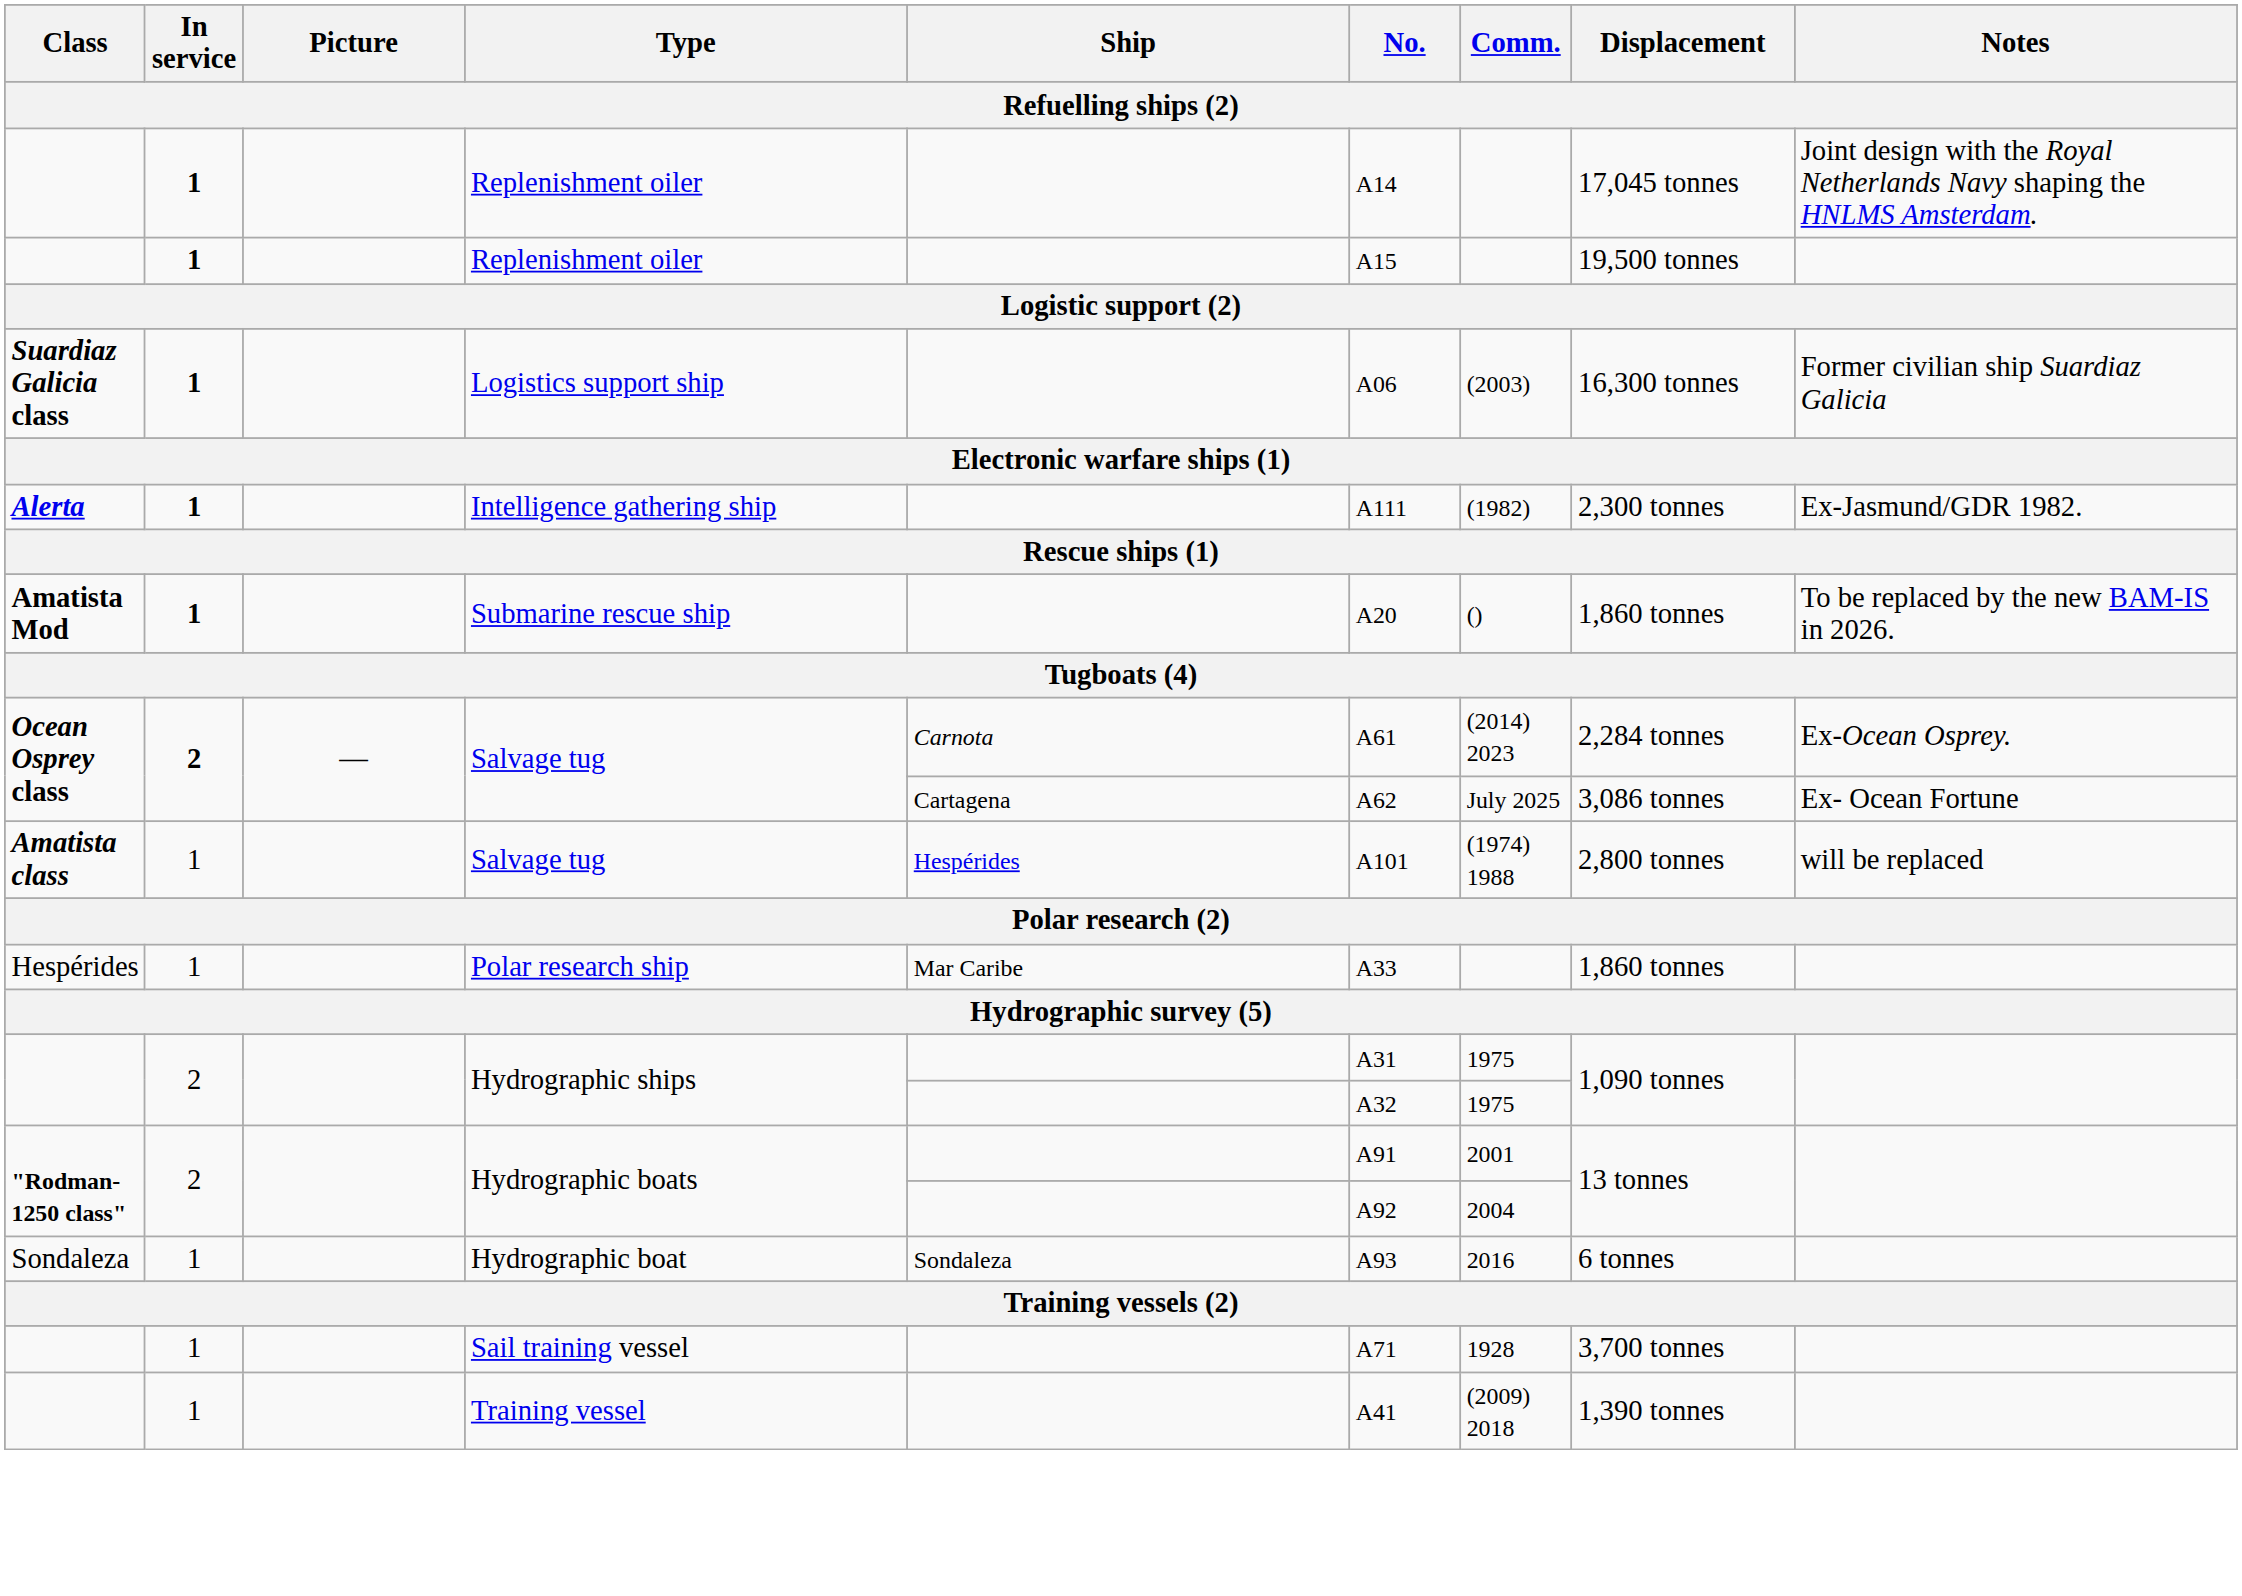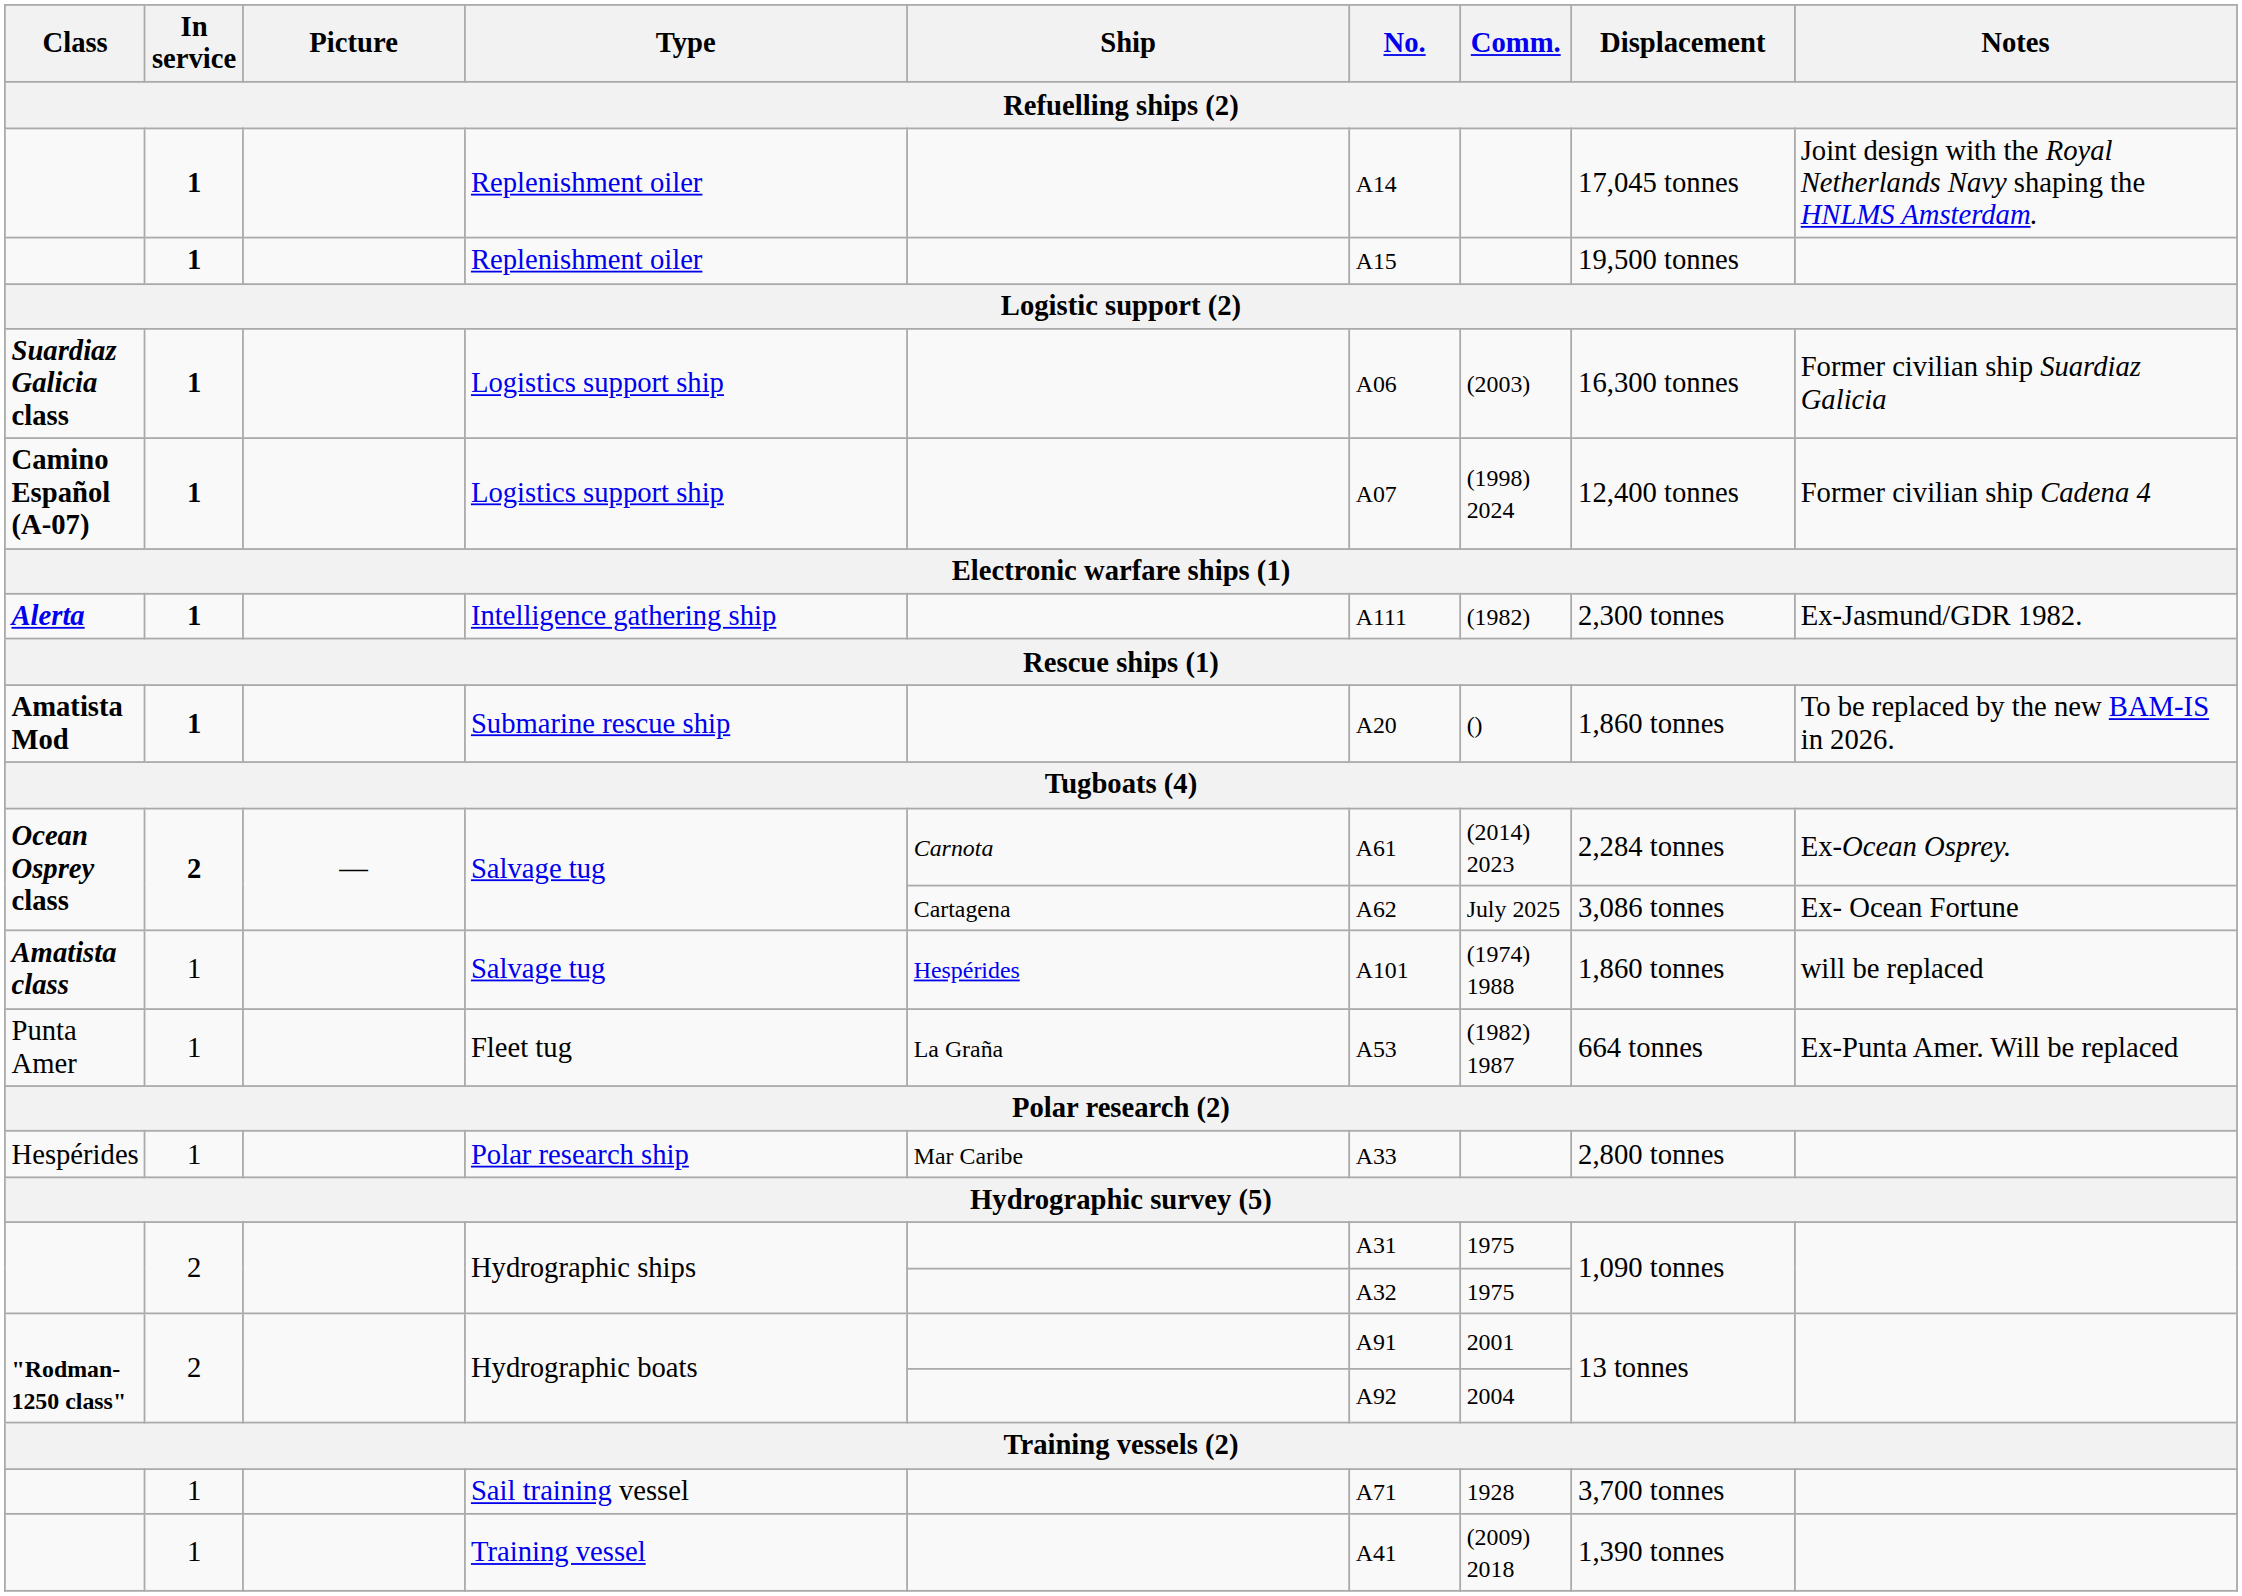+ row: (61, 493)
(1651, 859) 2,800 tonnes -> (1651, 969) 1,860 tonnes
+ row: (44, 1046)
(1651, 966) 1,860 tonnes -> (1651, 1153) 2,800 tonnes
- row: (70, 1257)
